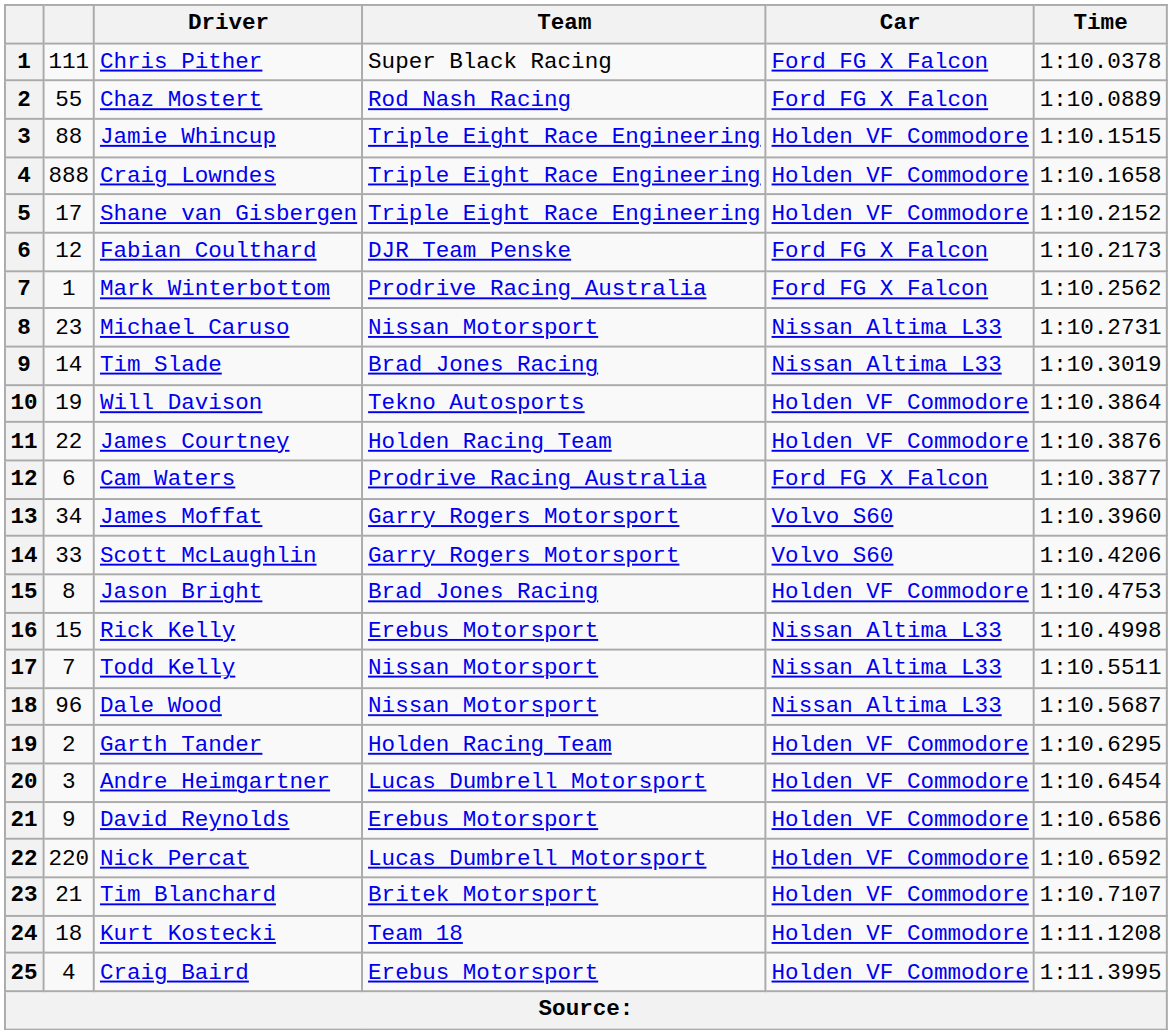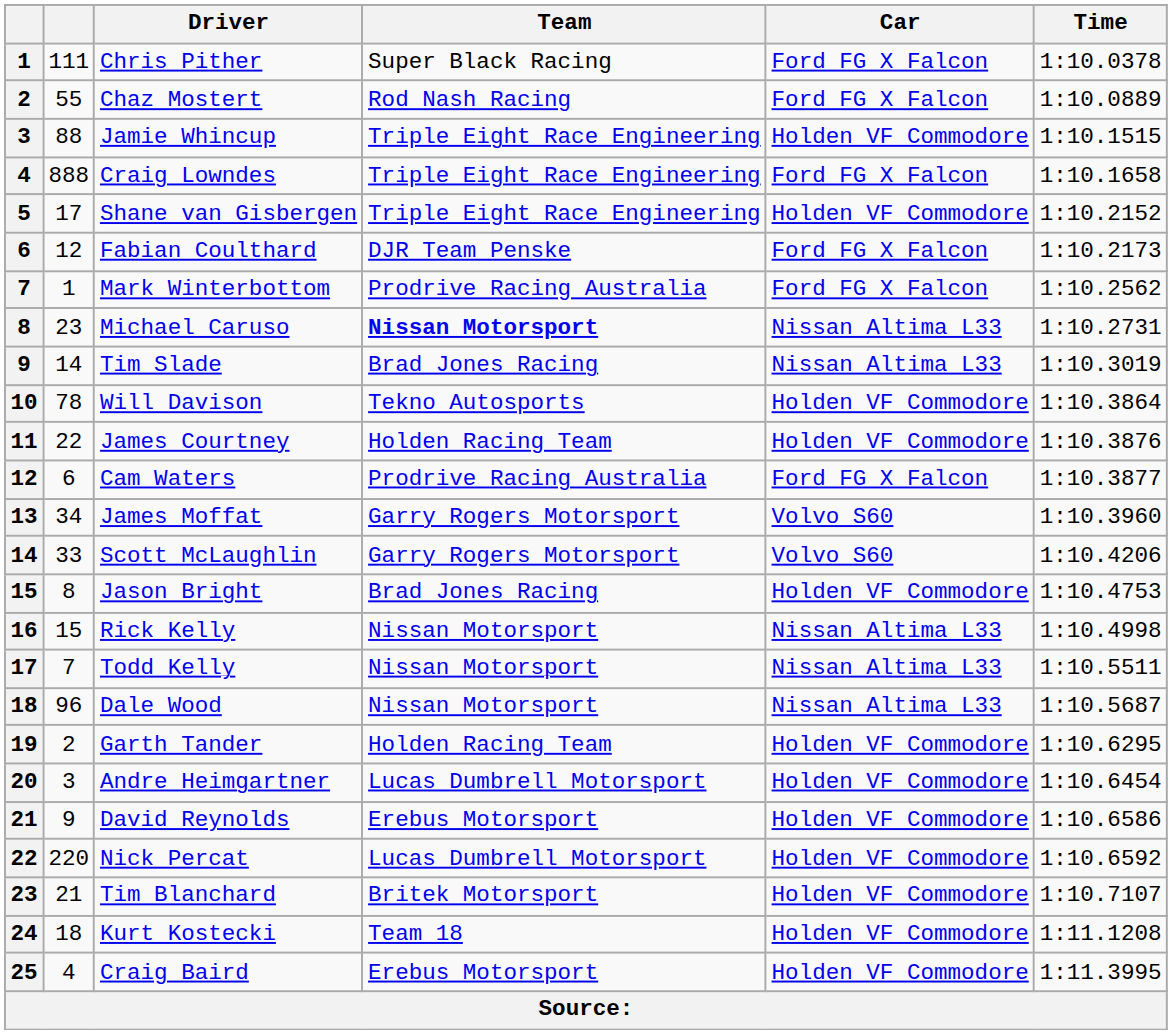(900, 175) Holden VF Commodore -> (880, 175) Ford FG X Falcon
(483, 327) normal -> (483, 327) bold
(69, 403) 19 -> (69, 403) 78
(483, 631) Erebus Motorsport -> (483, 631) Nissan Motorsport
